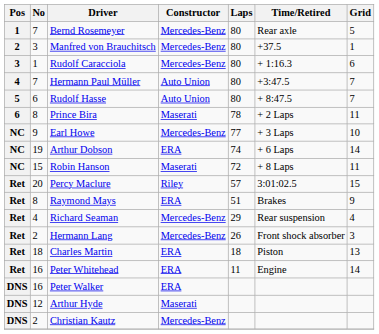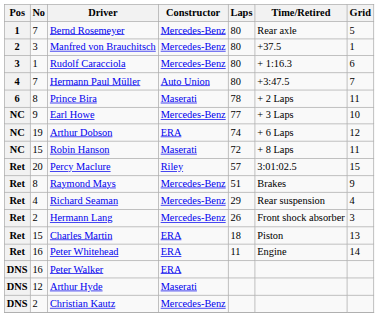- row: (78, 98)
(355, 150) 14 -> (355, 133) 12
(171, 201) ERA -> (193, 184) Mercedes-Benz
(38, 252) 18 -> (38, 235) 15
